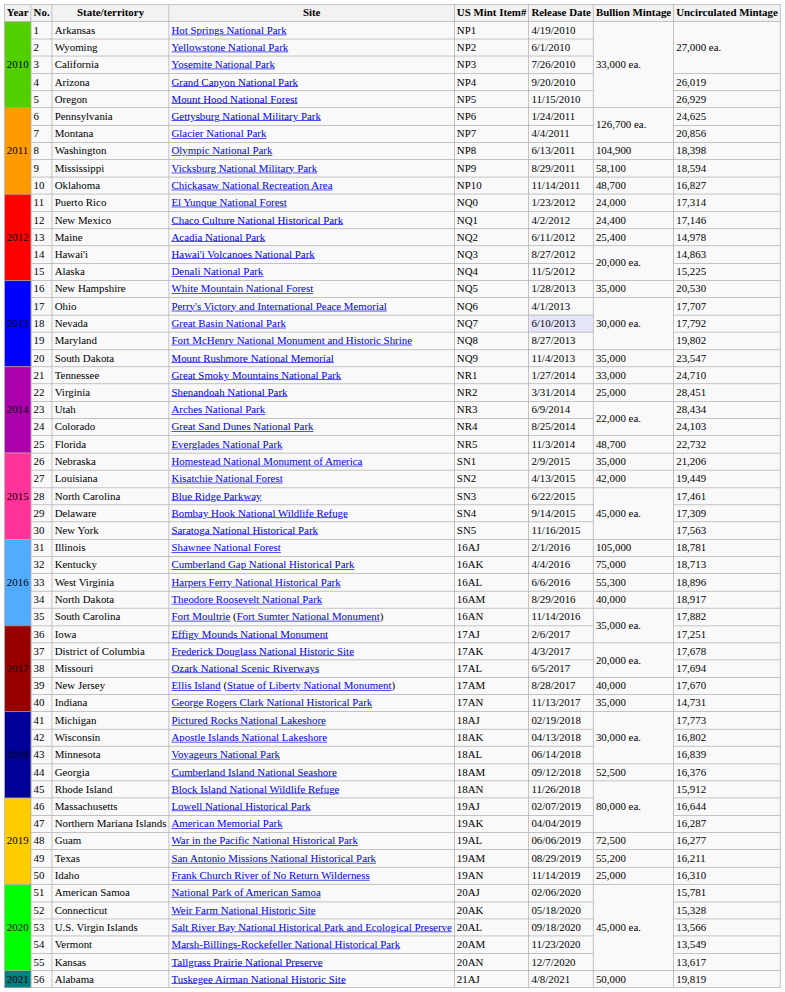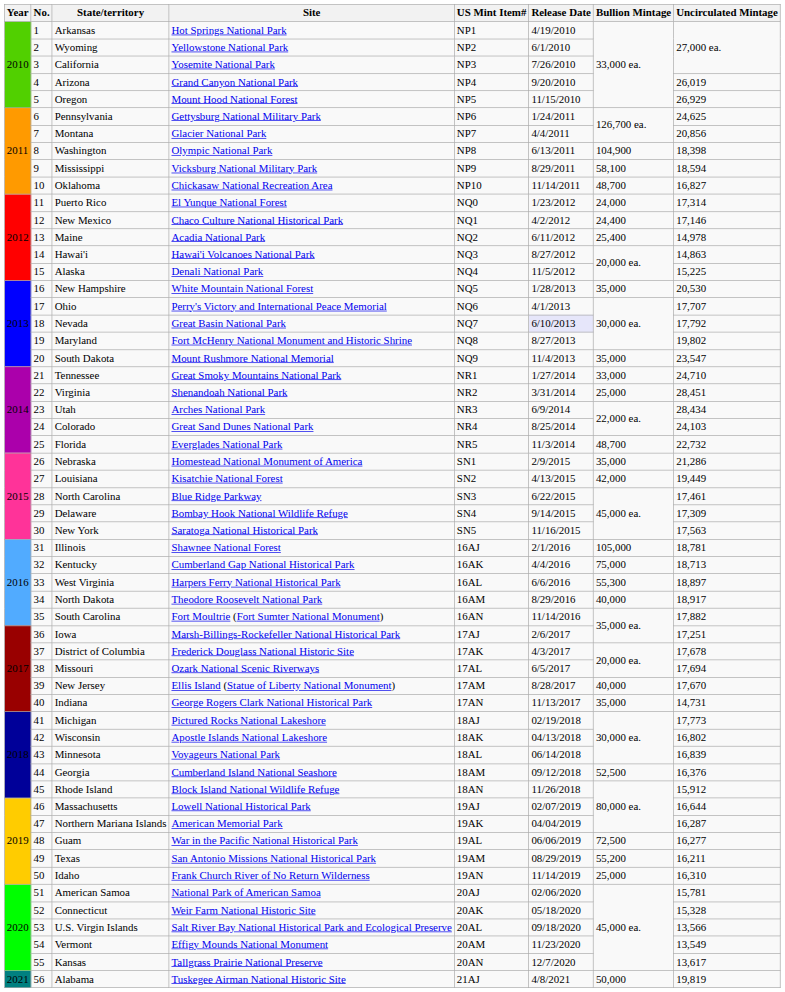(691, 461) 21,206 -> (691, 461) 21,286
(691, 582) 18,896 -> (691, 582) 18,897
(250, 634) Effigy Mounds National Monument -> (286, 634) Marsh-Billings-Rockefeller National Historical Park
(286, 944) Marsh-Billings-Rockefeller National Historical Park -> (250, 944) Effigy Mounds National Monument
